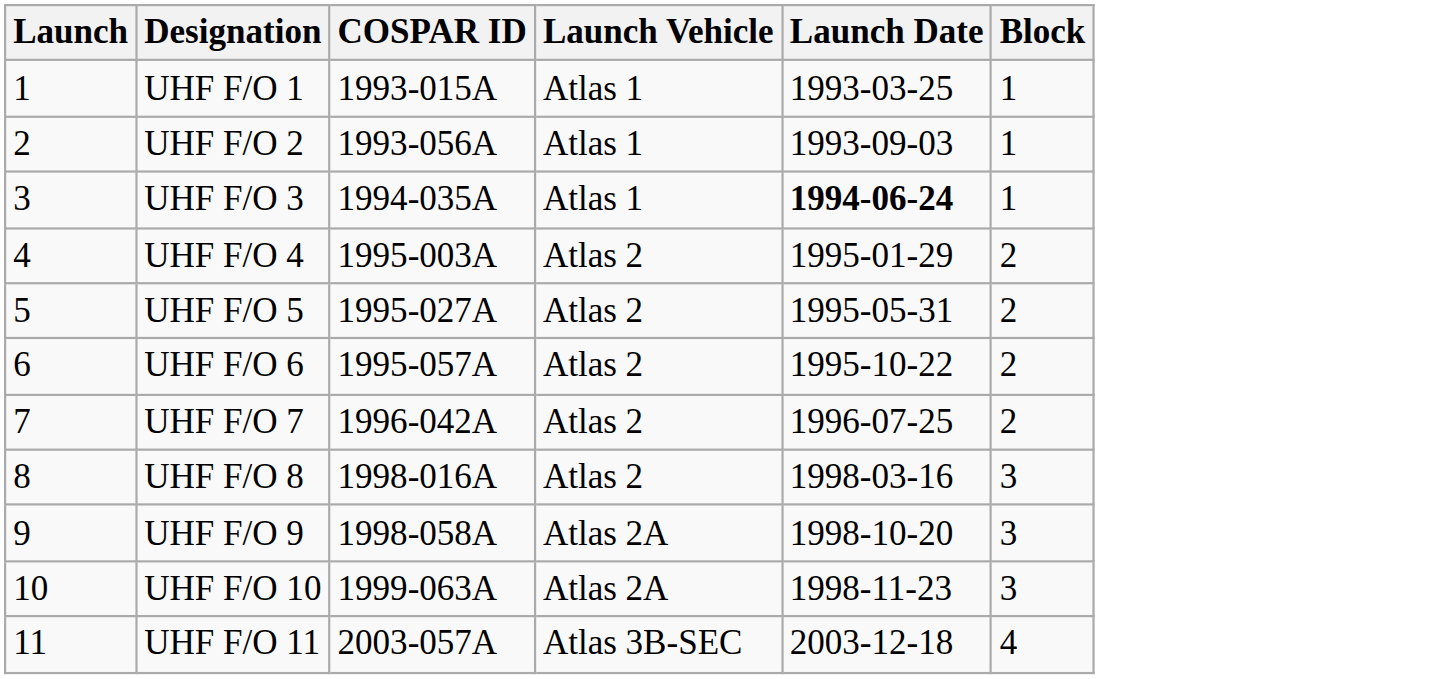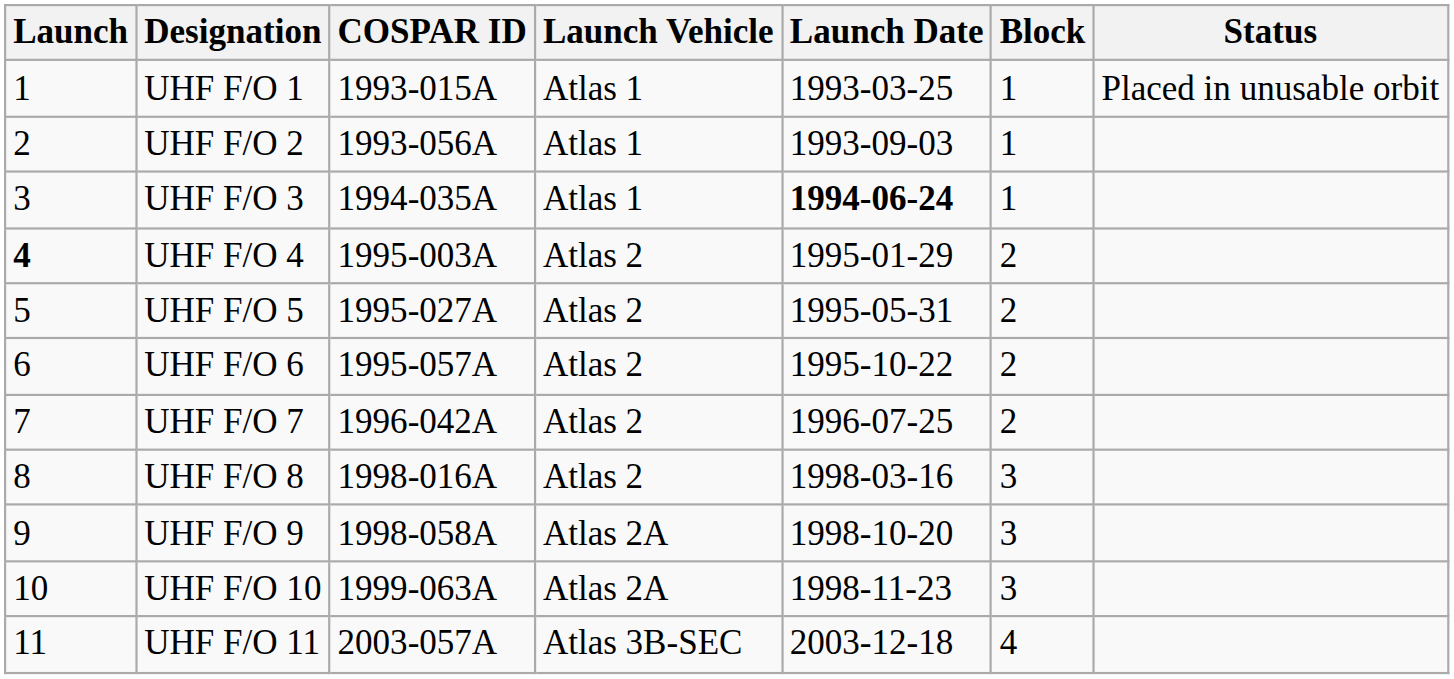+ column: (1270, 32)
(22, 254) normal -> (22, 254) bold
